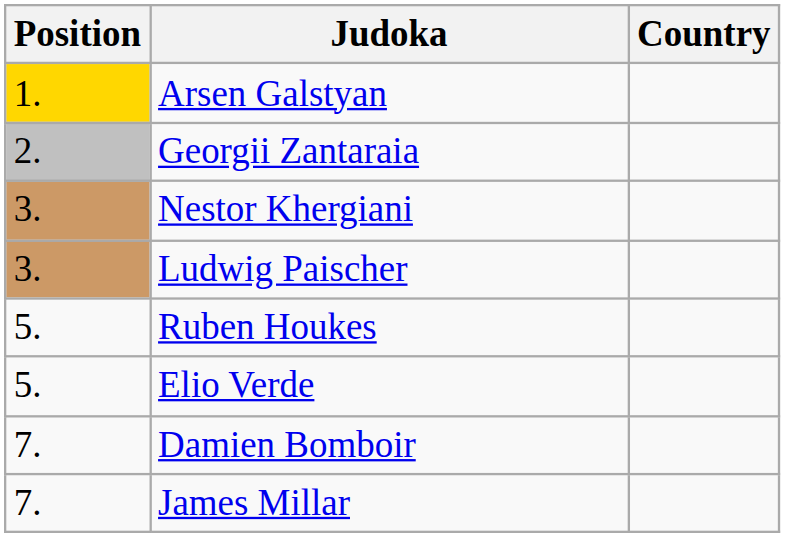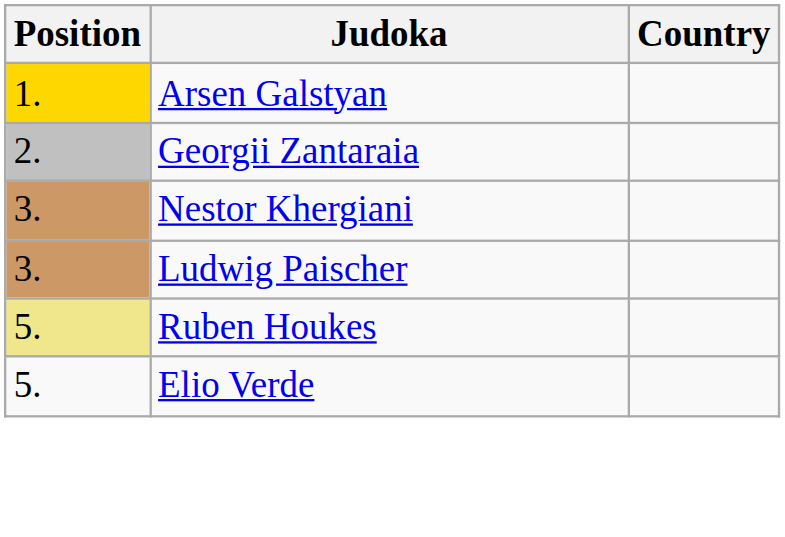(28, 326) no background -> (28, 326) khaki background
- row: (287, 444)
- row: (254, 502)
